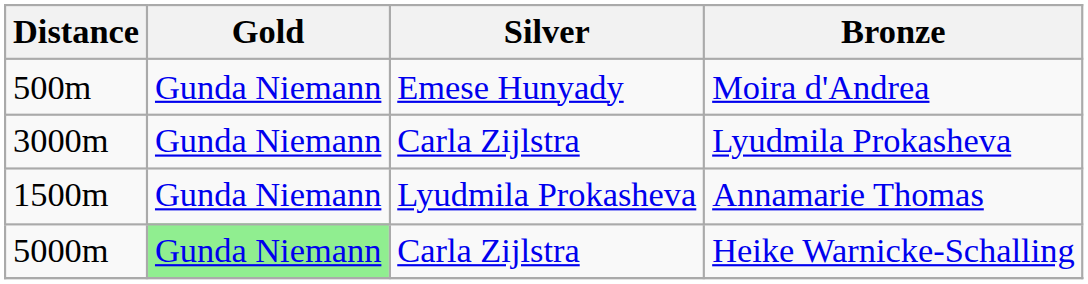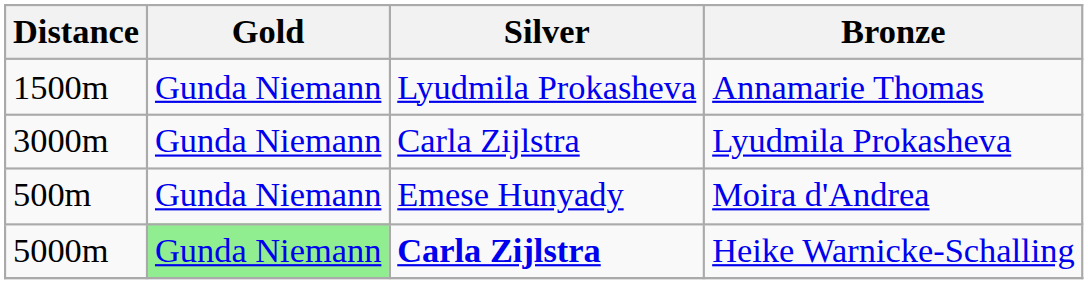rows swapped: (821, 86) <-> (848, 195)
(488, 250) normal -> (499, 250) bold
